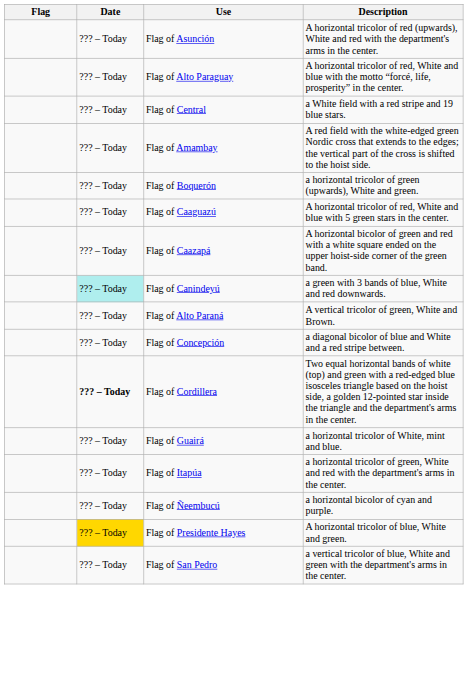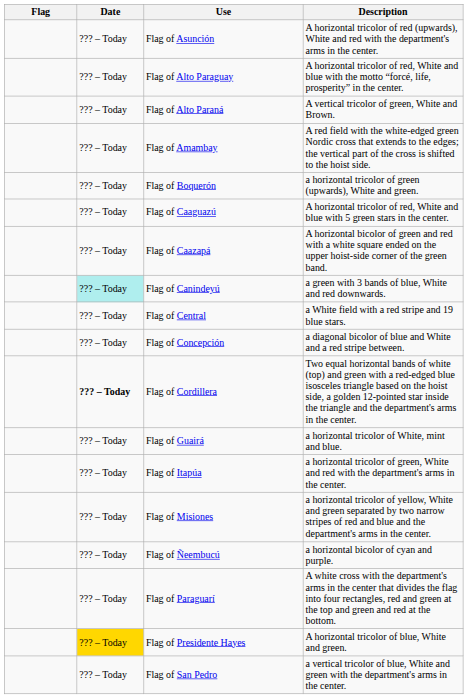rows swapped: (185, 315) <-> (176, 109)
+ row: (180, 517)
+ row: (180, 598)
